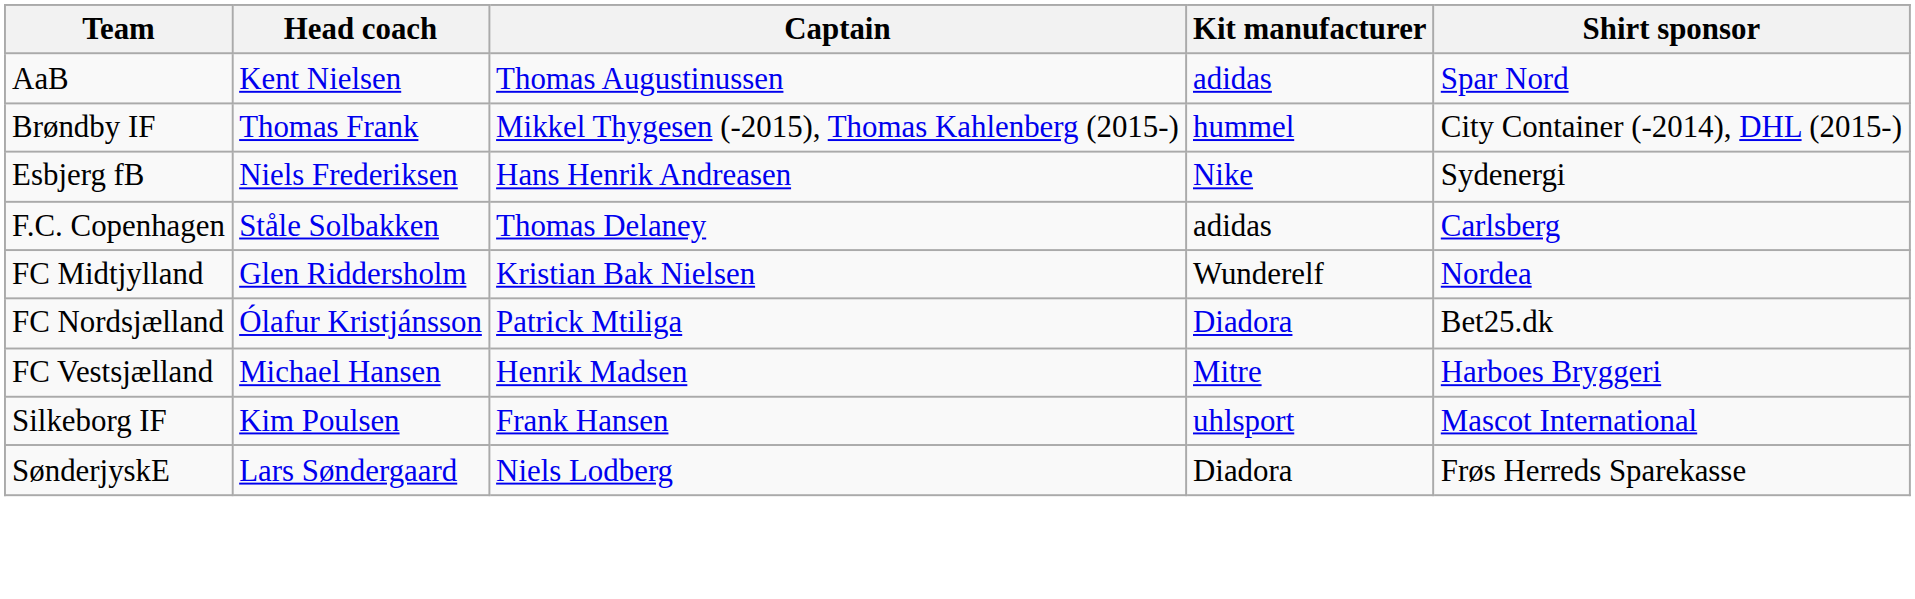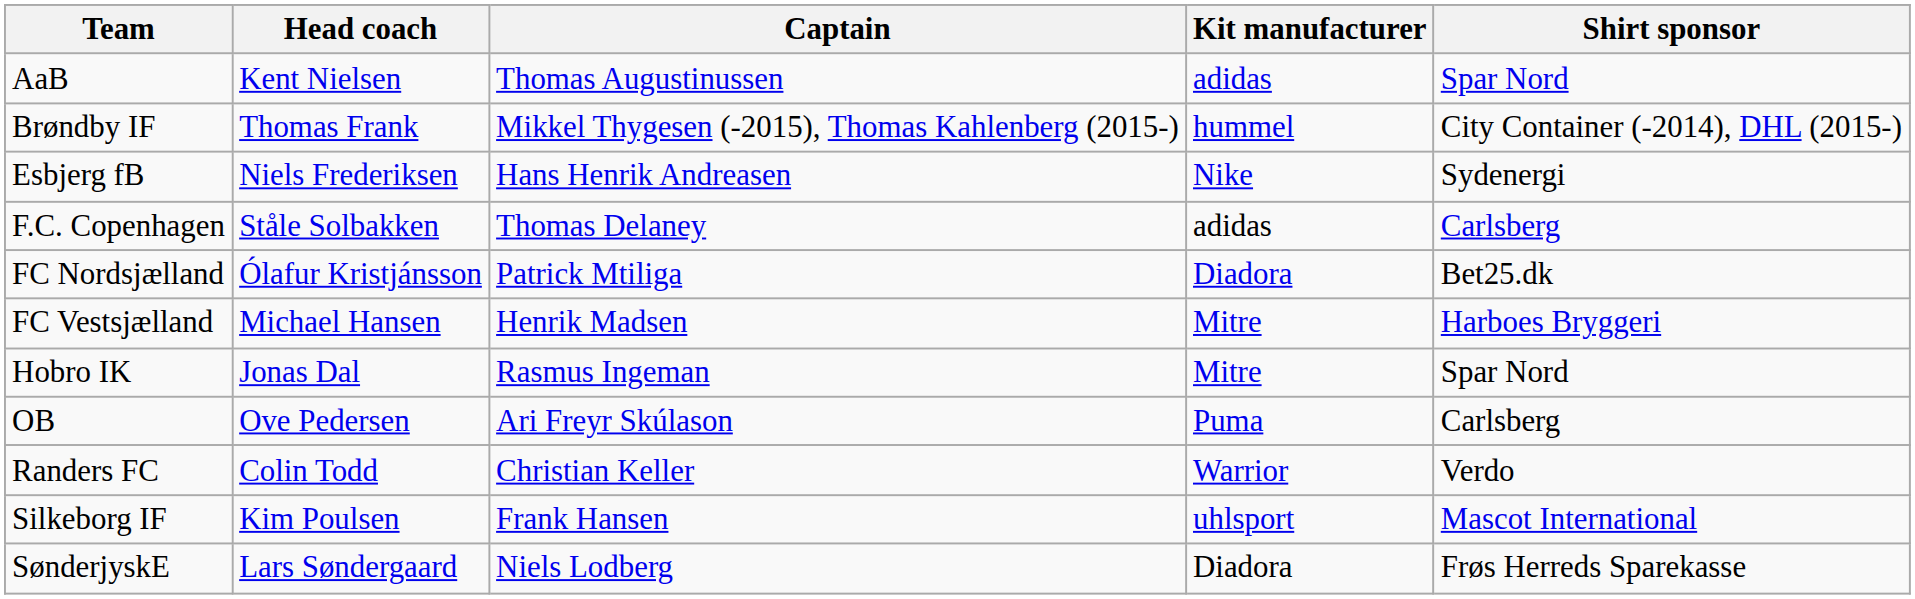- row: (108, 273)
+ row: (72, 371)
+ row: (34, 420)
+ row: (85, 469)
